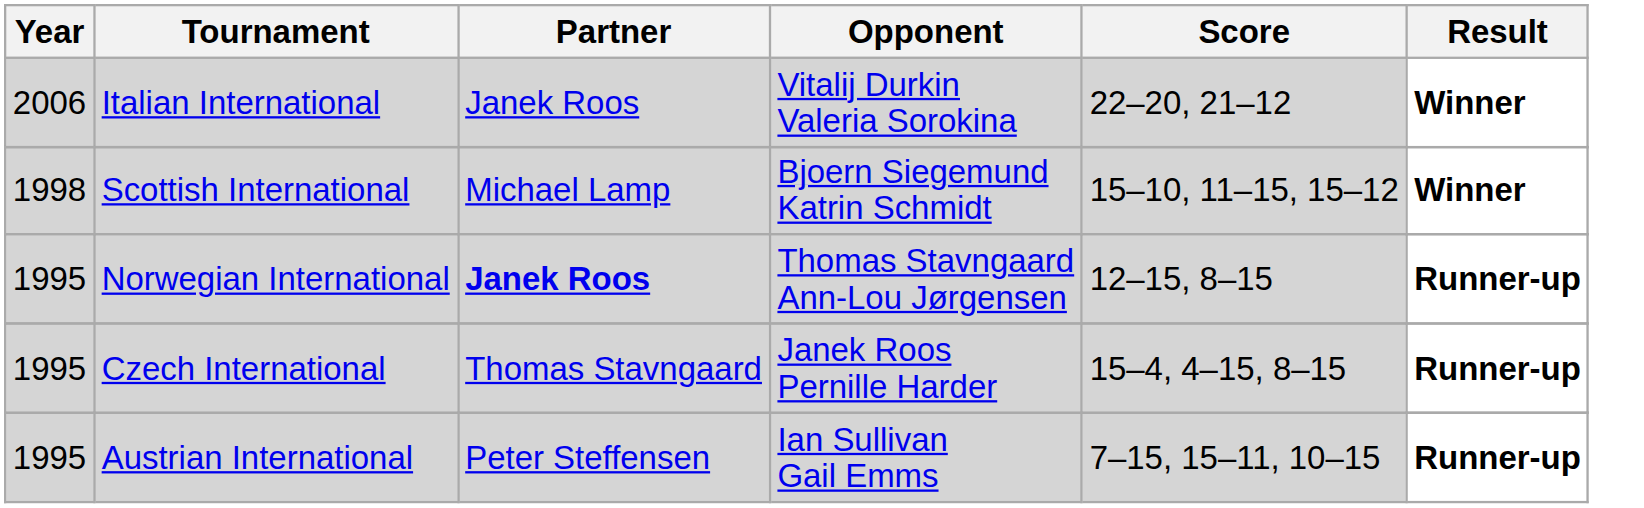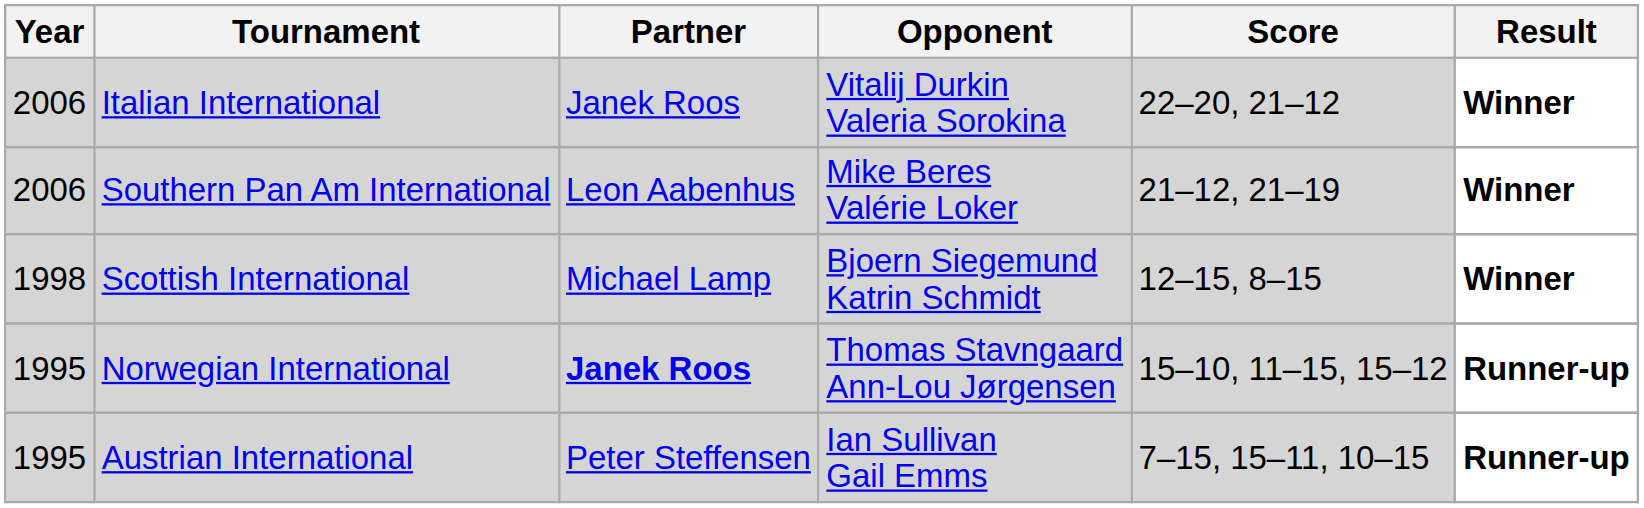+ row: (326, 191)
(1244, 191) 15–10, 11–15, 15–12 -> (1230, 279) 12–15, 8–15
(1181, 279) 12–15, 8–15 -> (1293, 368) 15–10, 11–15, 15–12
- row: (244, 368)
